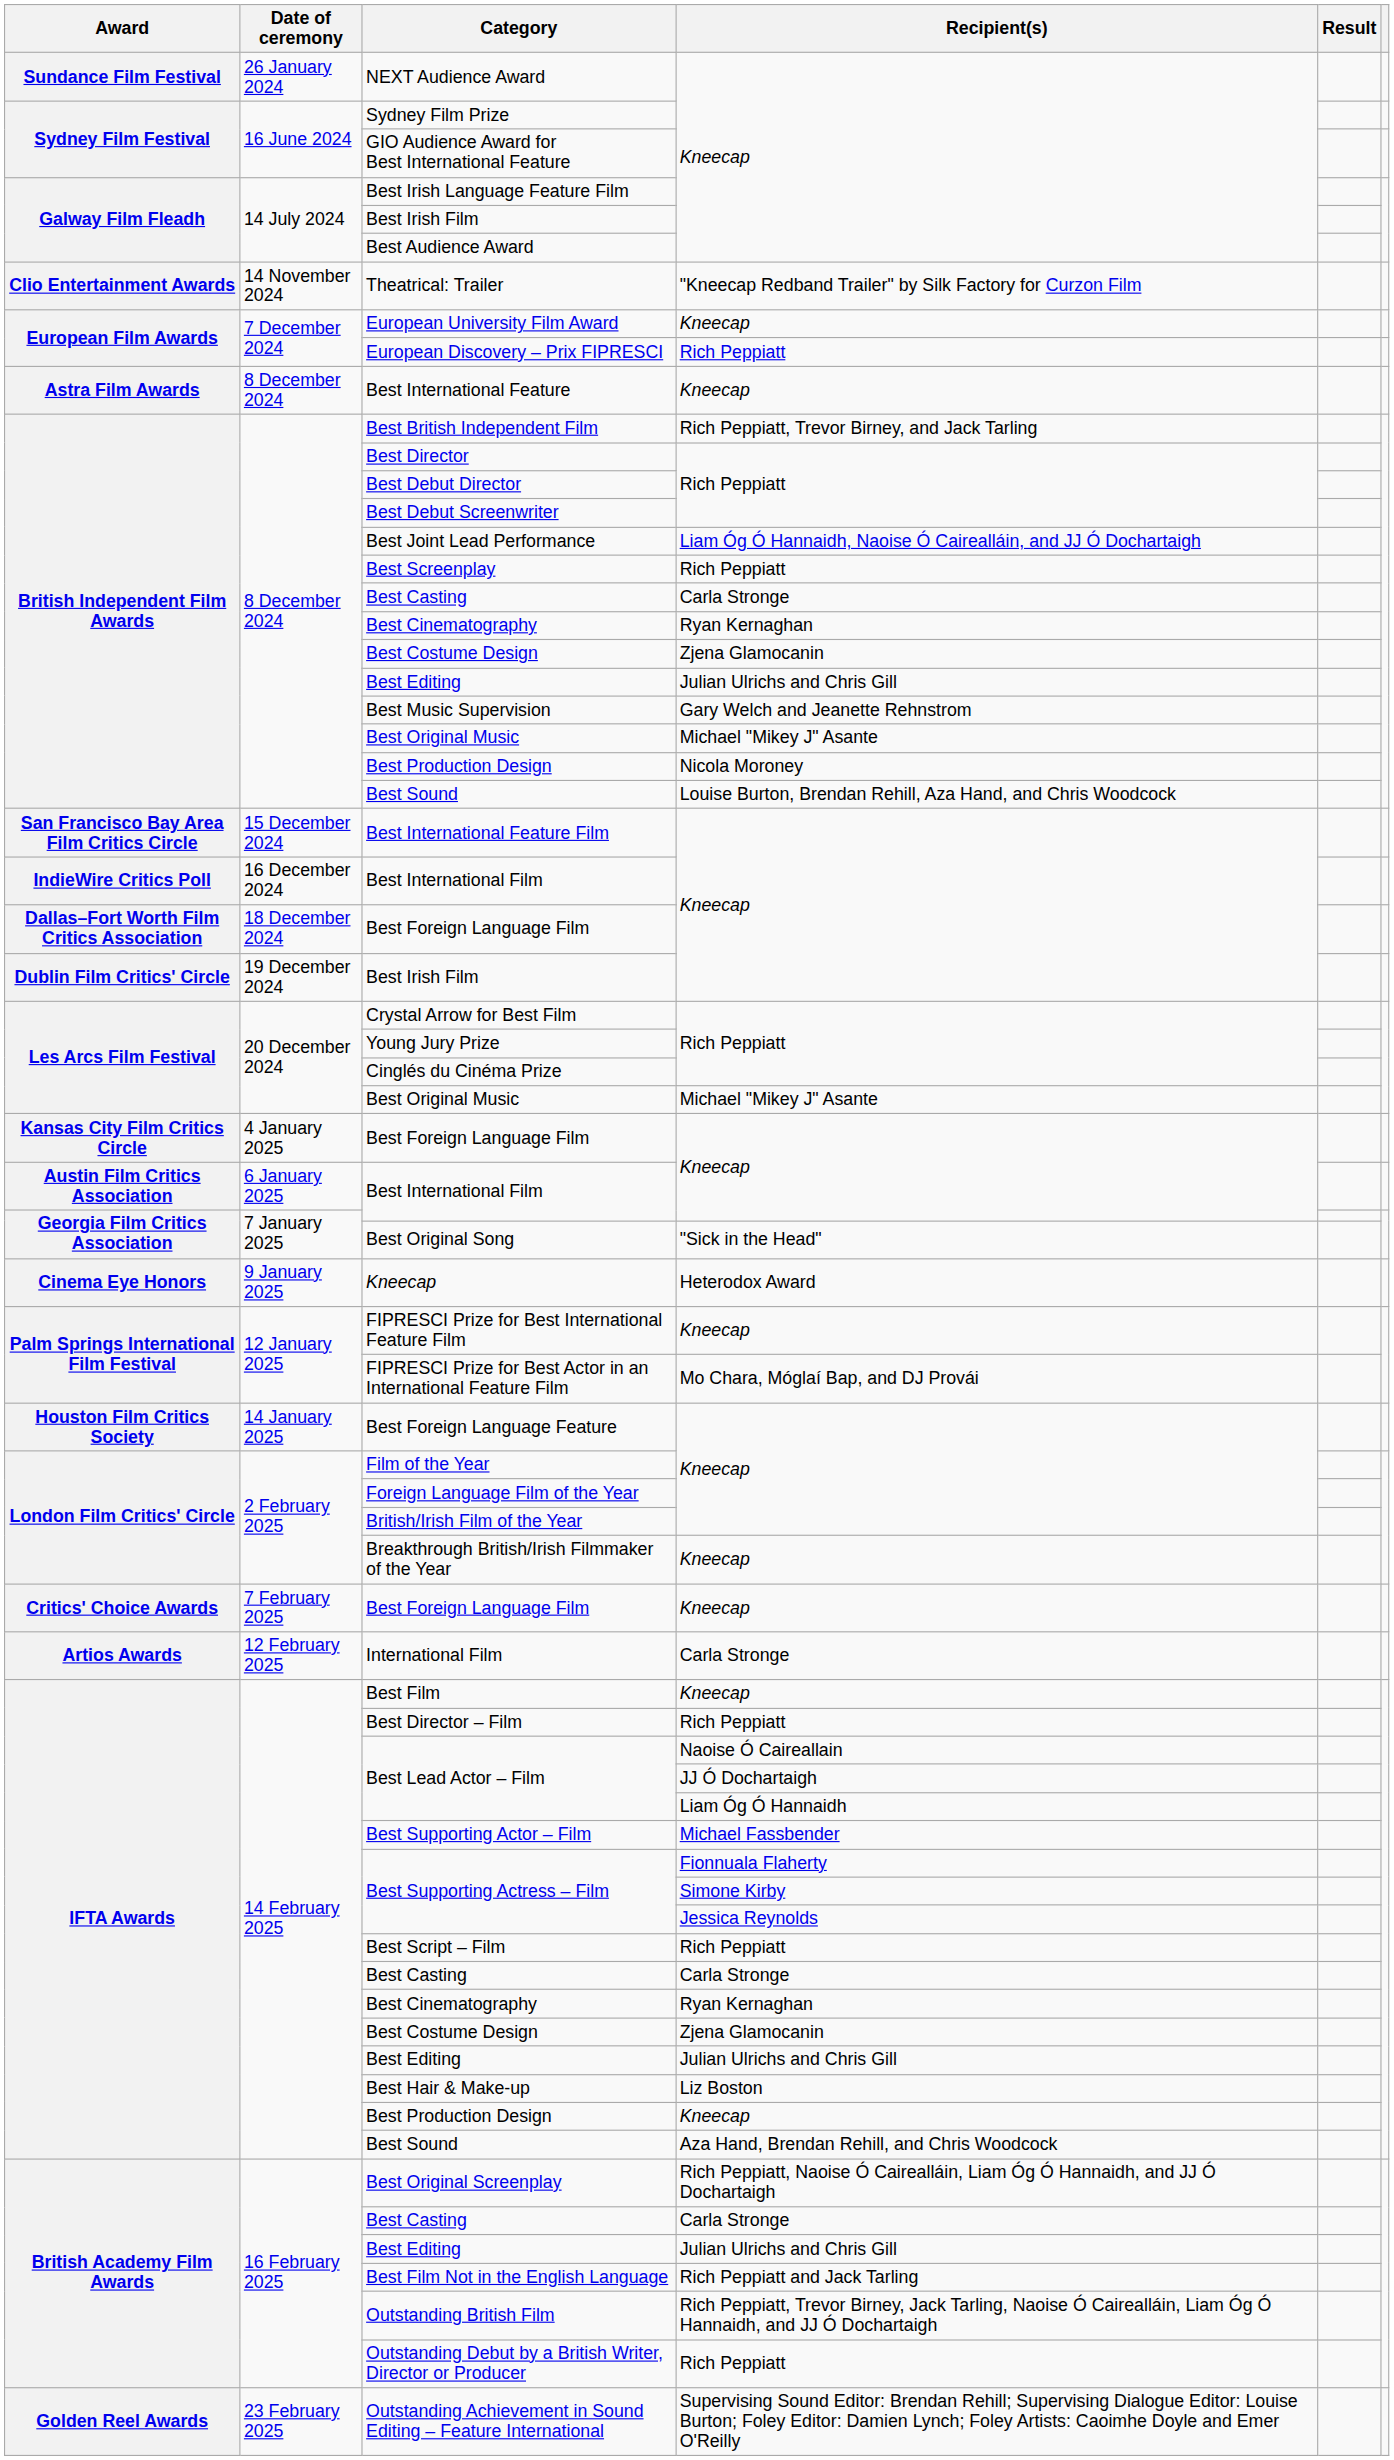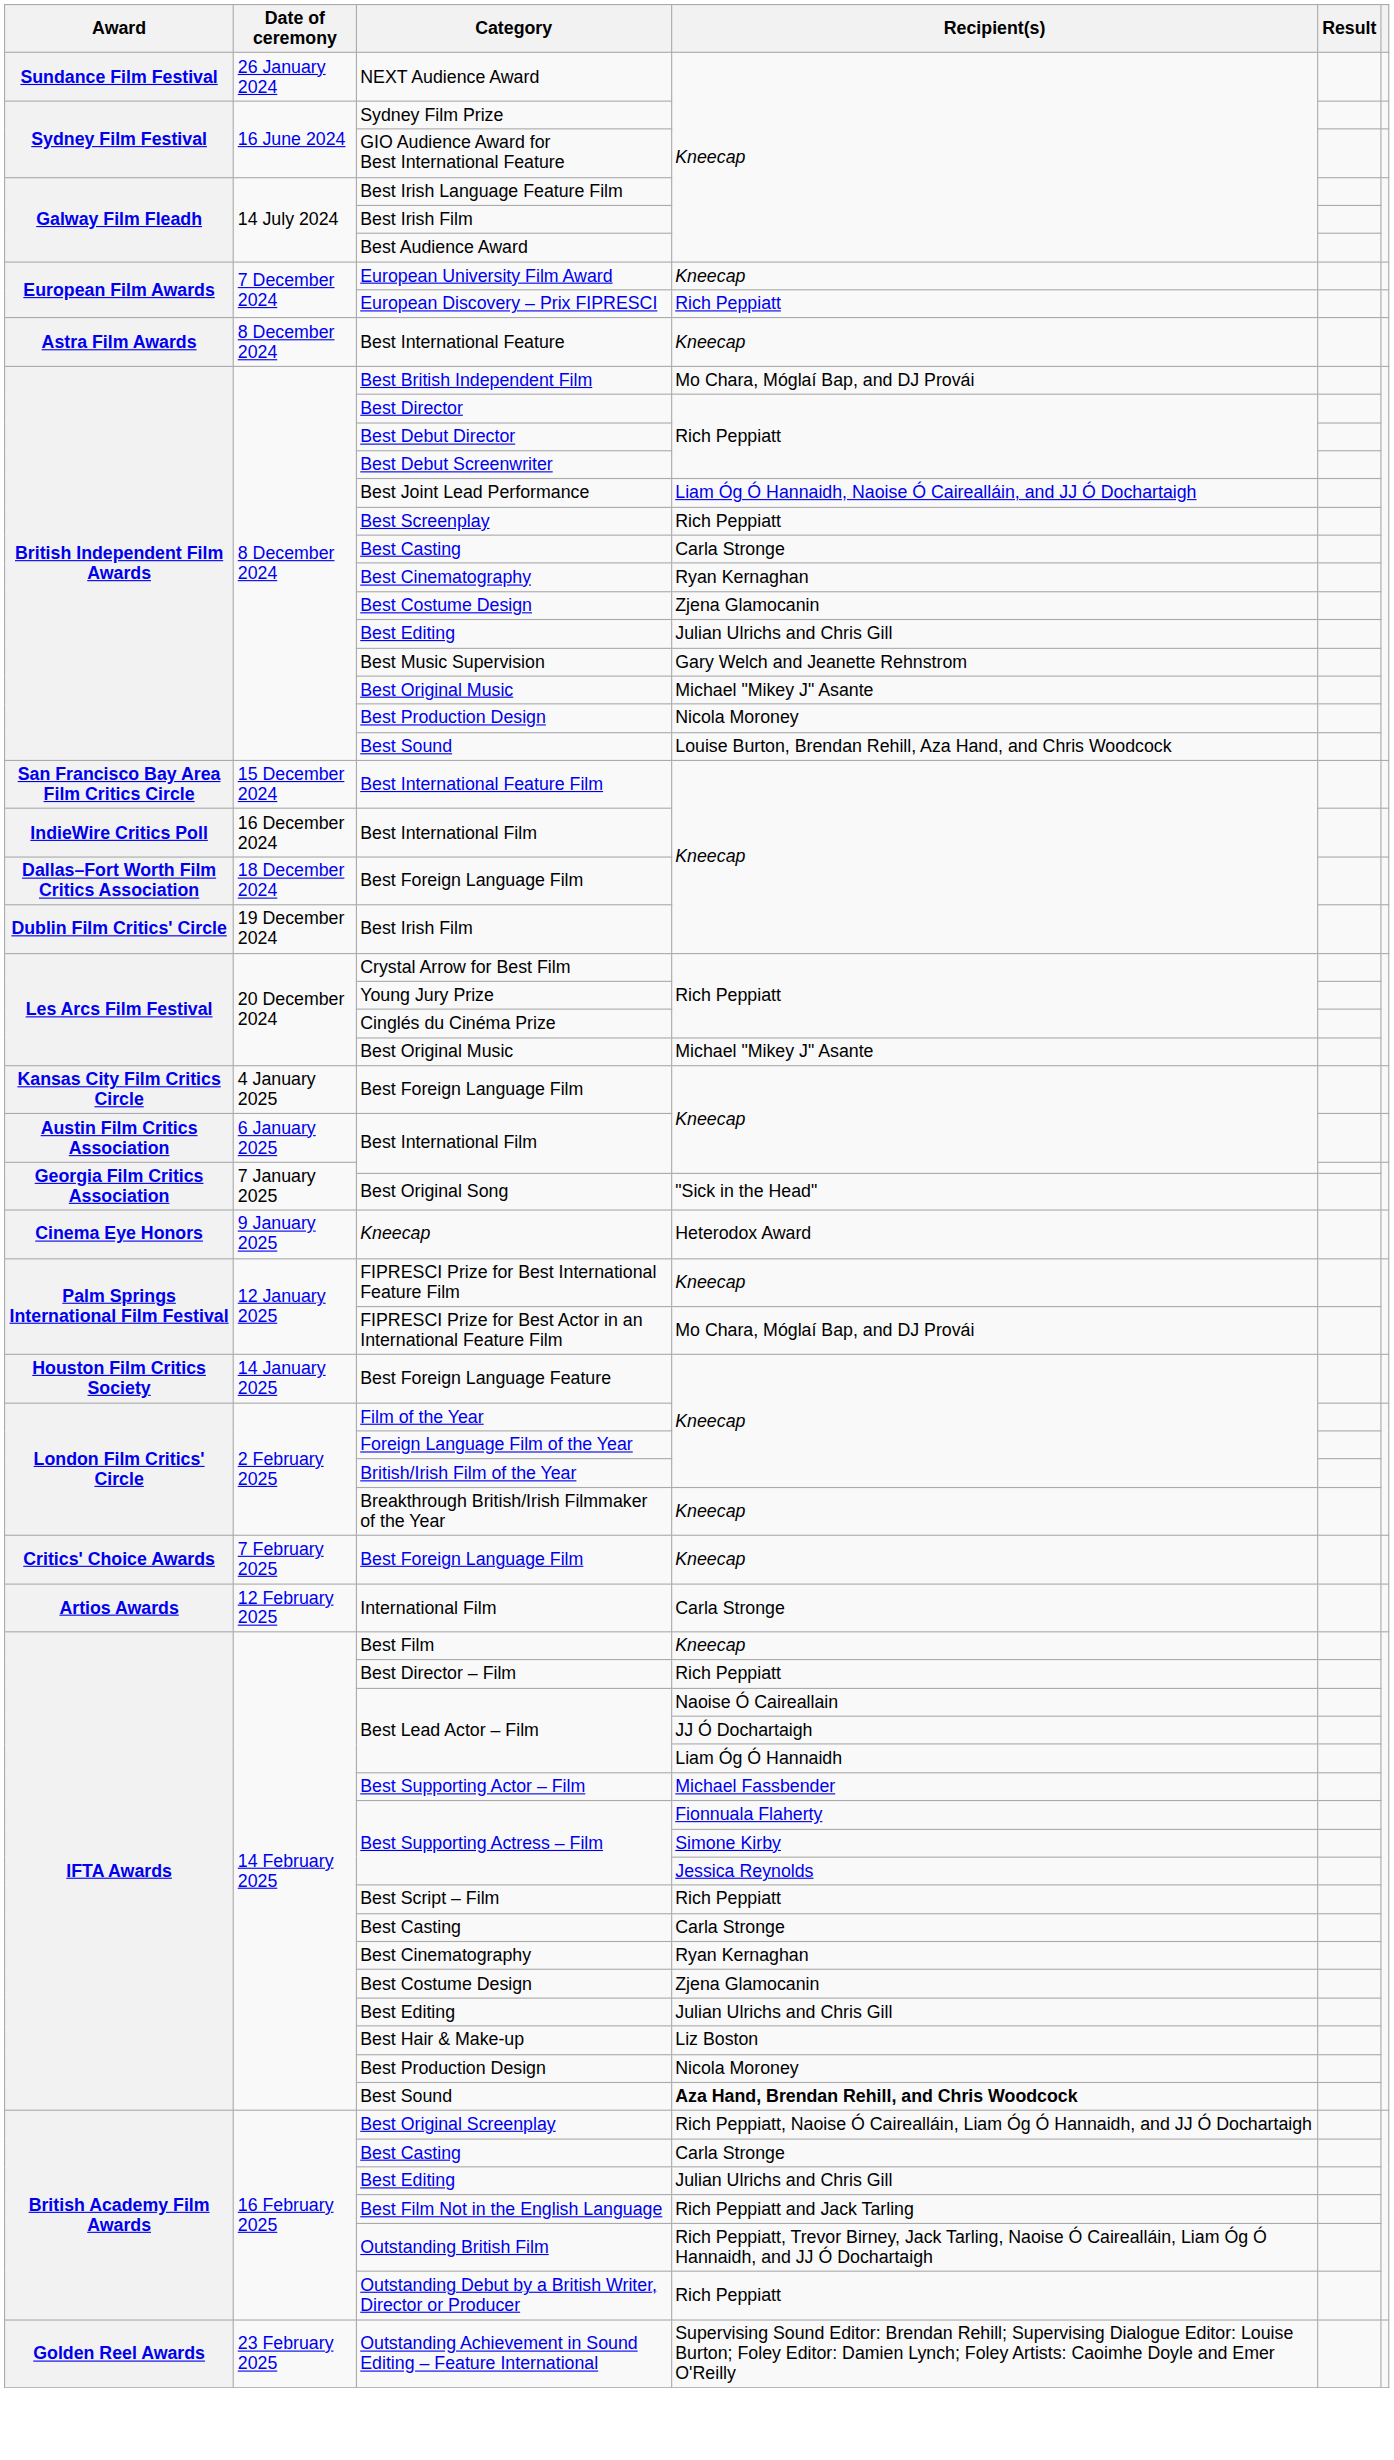- row: (122, 285)
(859, 428) Rich Peppiatt, Trevor Birney, and Jack Tarling -> (825, 380) Mo Chara, Móglaí Bap, and DJ Provái
(715, 2116) Kneecap -> (737, 2068) Nicola Moroney
(869, 2144) normal -> (876, 2096) bold
